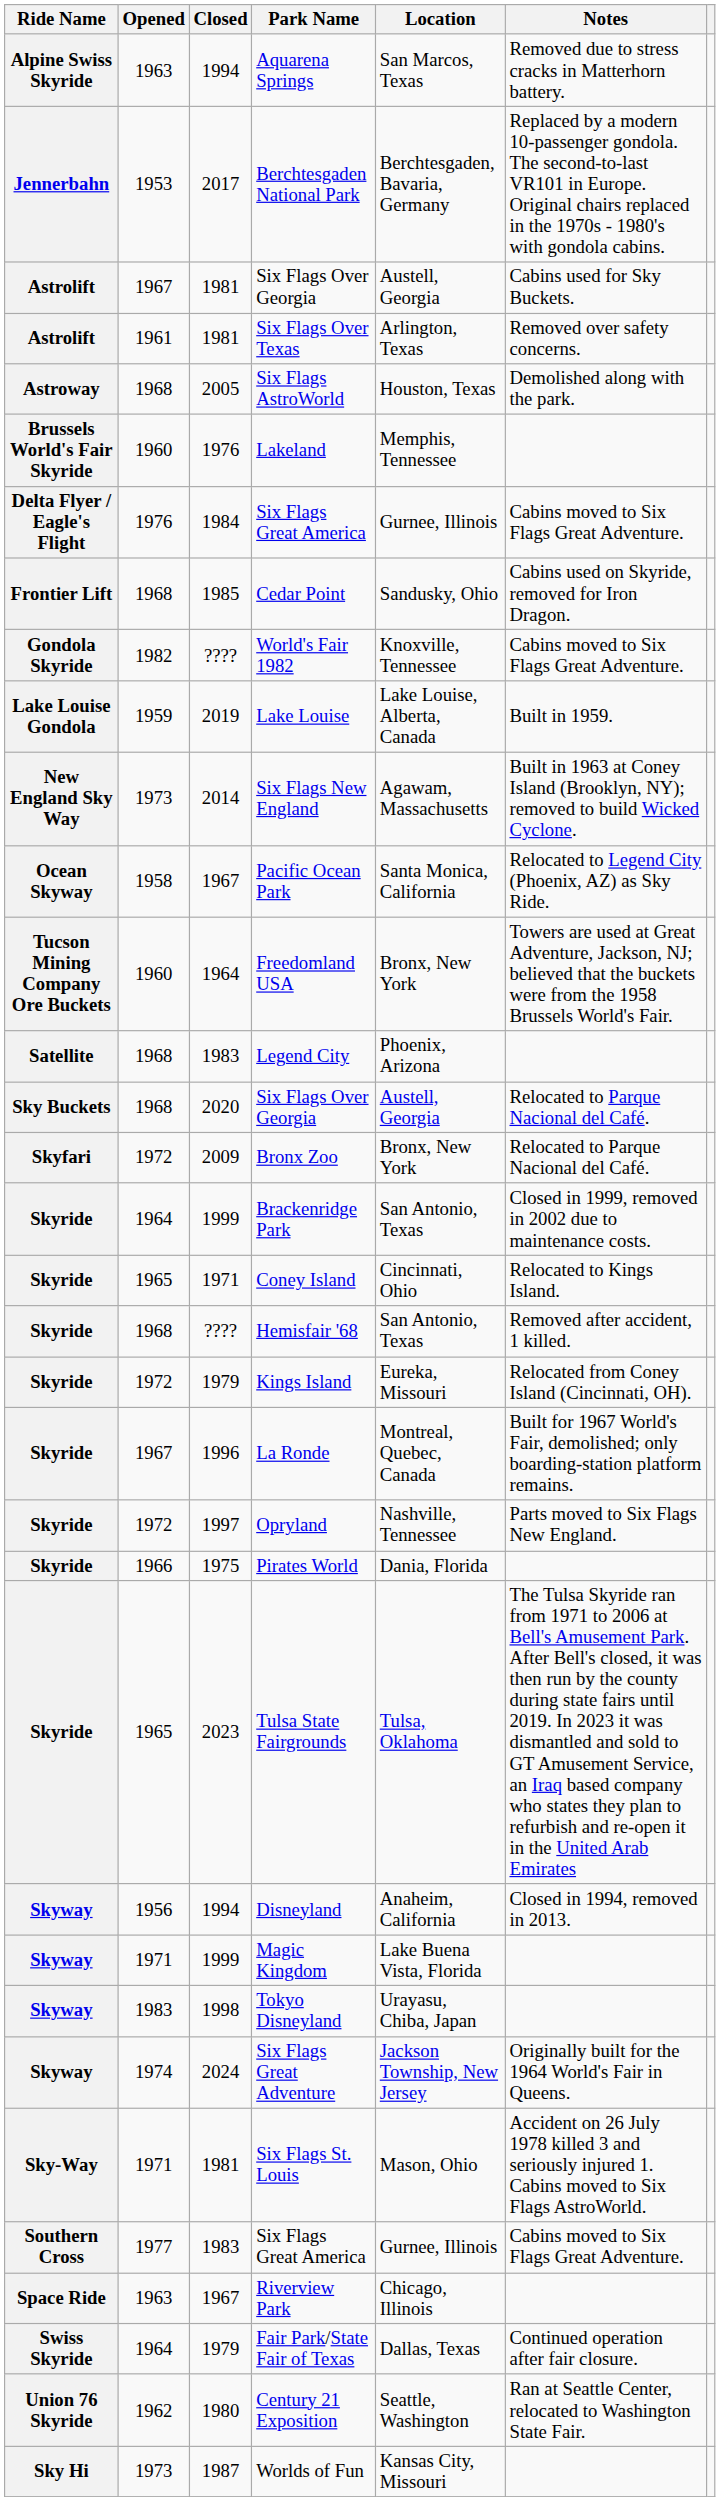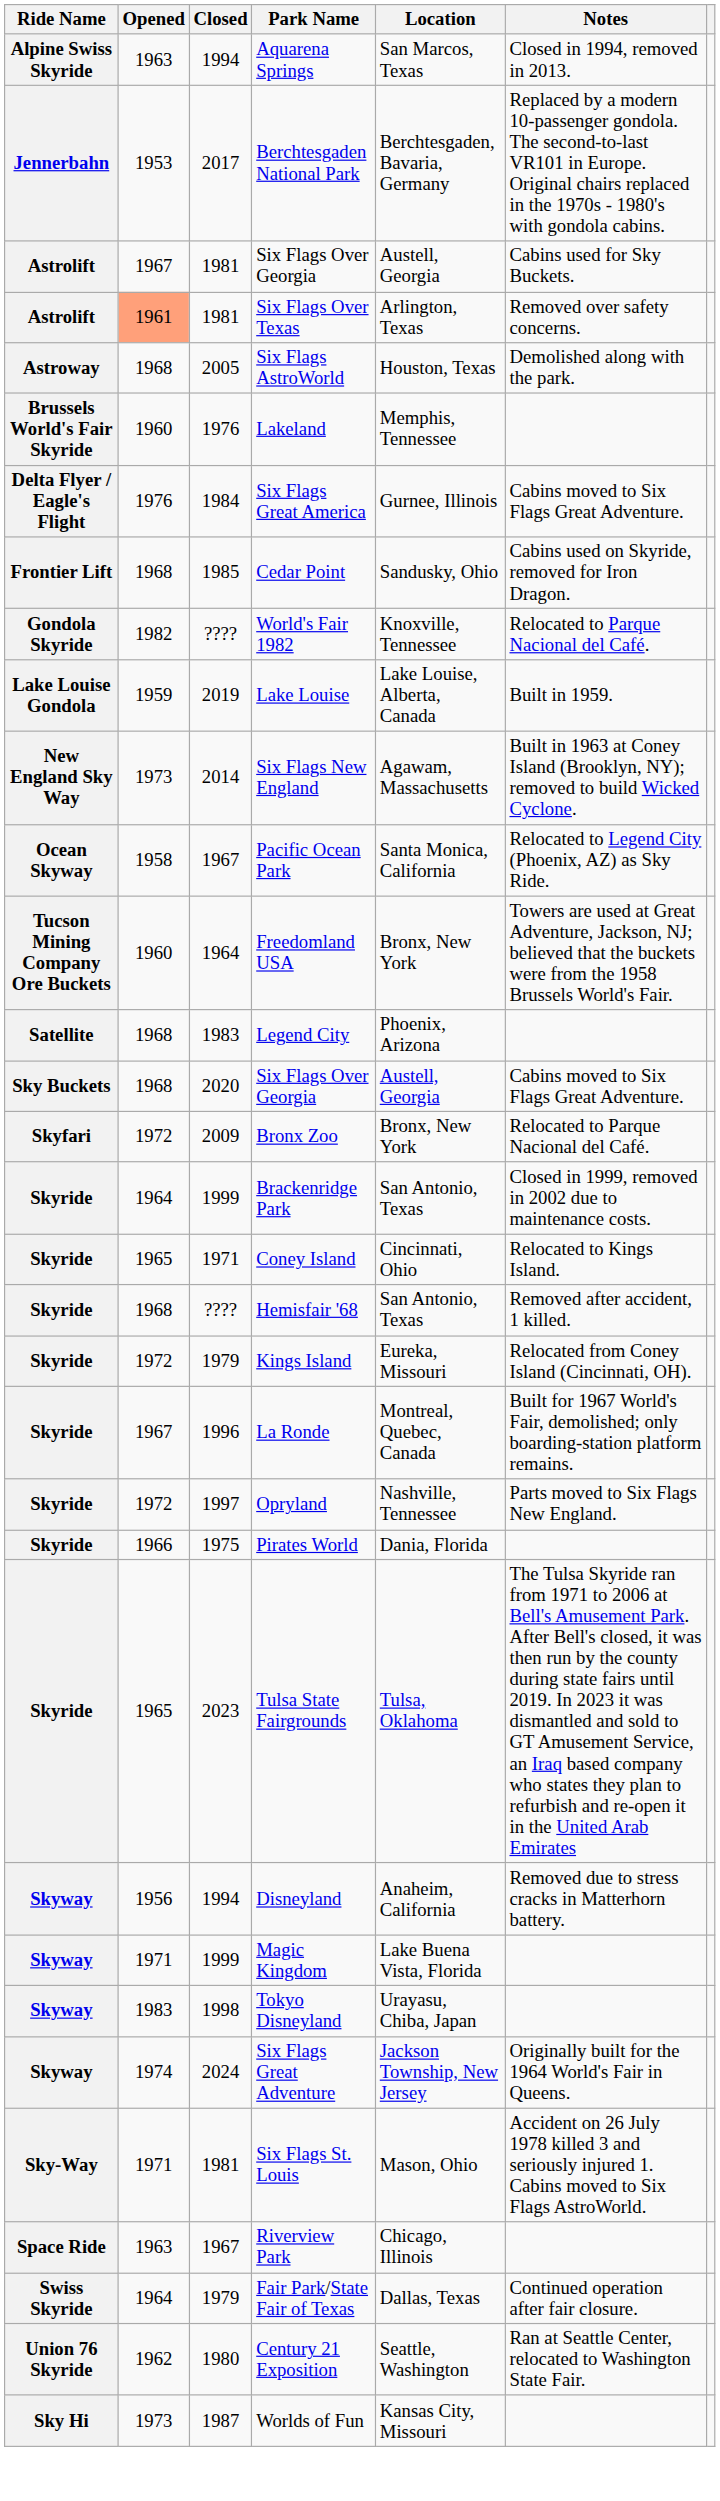(594, 70) Removed due to stress cracks in Matterhorn battery. -> (604, 59) Closed in 1994, removed in 2013.
(154, 338) no background -> (154, 317) lightsalmon background
(597, 655) Cabins moved to Six Flags Great Adventure. -> (585, 634) Relocated to Parque Nacional del Café.
(585, 1107) Relocated to Parque Nacional del Café. -> (597, 1085) Cabins moved to Six Flags Great Adventure.
(604, 1909) Closed in 1994, removed in 2013. -> (594, 1898) Removed due to stress cracks in Matterhorn battery.
- row: (221, 2247)
